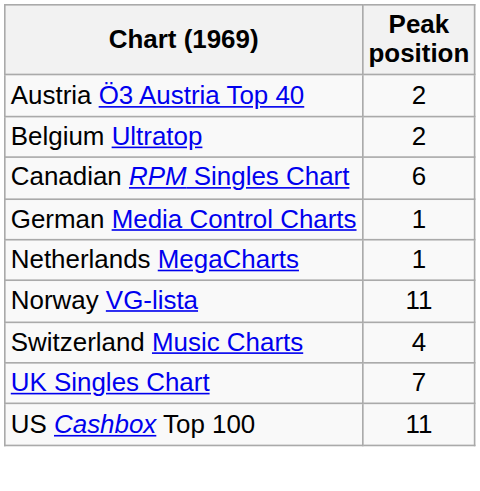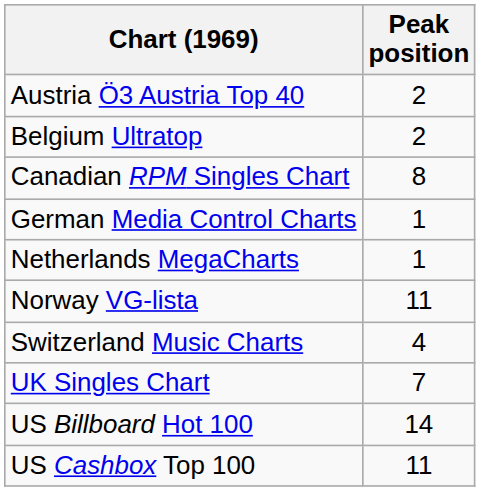(419, 177) 6 -> (419, 177) 8
+ row: (132, 424)
